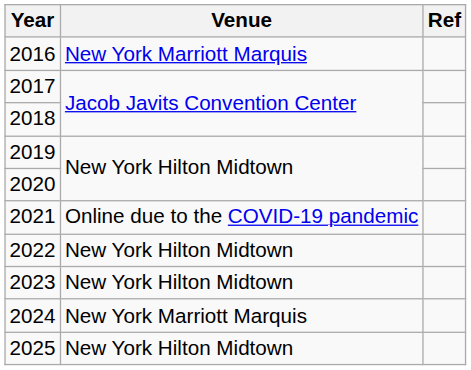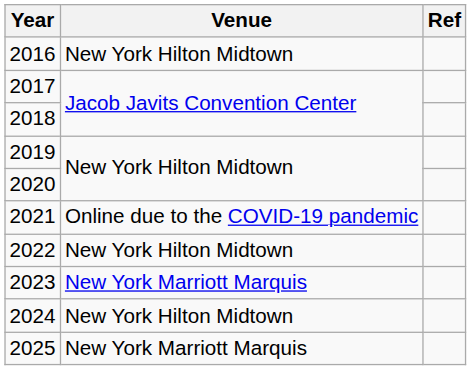(186, 53) New York Marriott Marquis -> (179, 53) New York Hilton Midtown
(179, 282) New York Hilton Midtown -> (186, 282) New York Marriott Marquis
(186, 315) New York Marriott Marquis -> (179, 315) New York Hilton Midtown
(179, 348) New York Hilton Midtown -> (186, 348) New York Marriott Marquis
